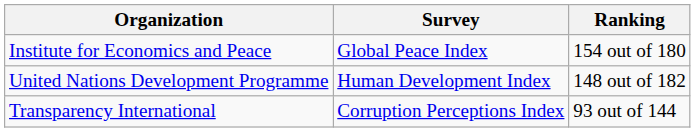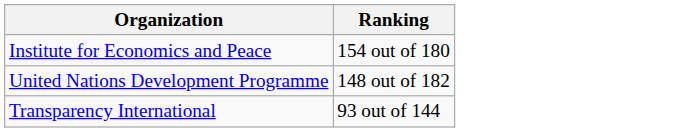- column: (451, 19)
